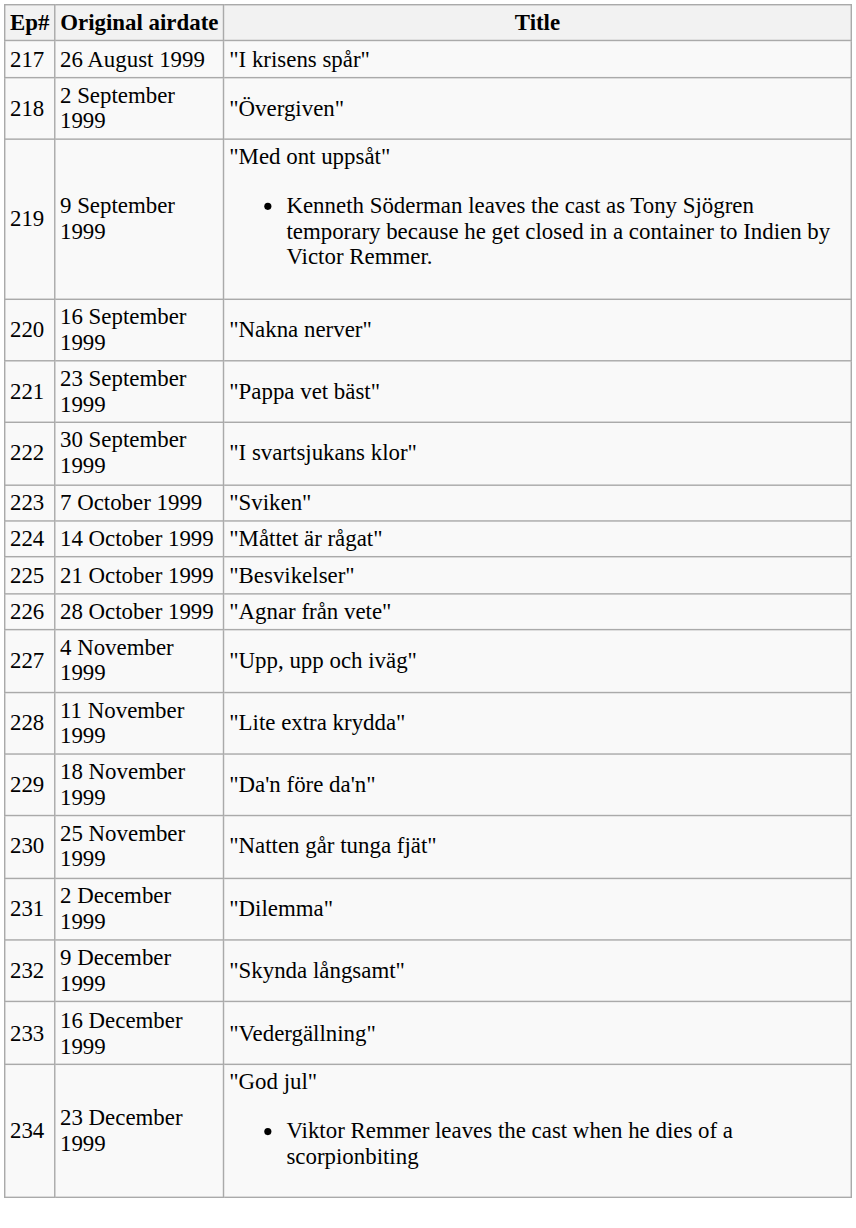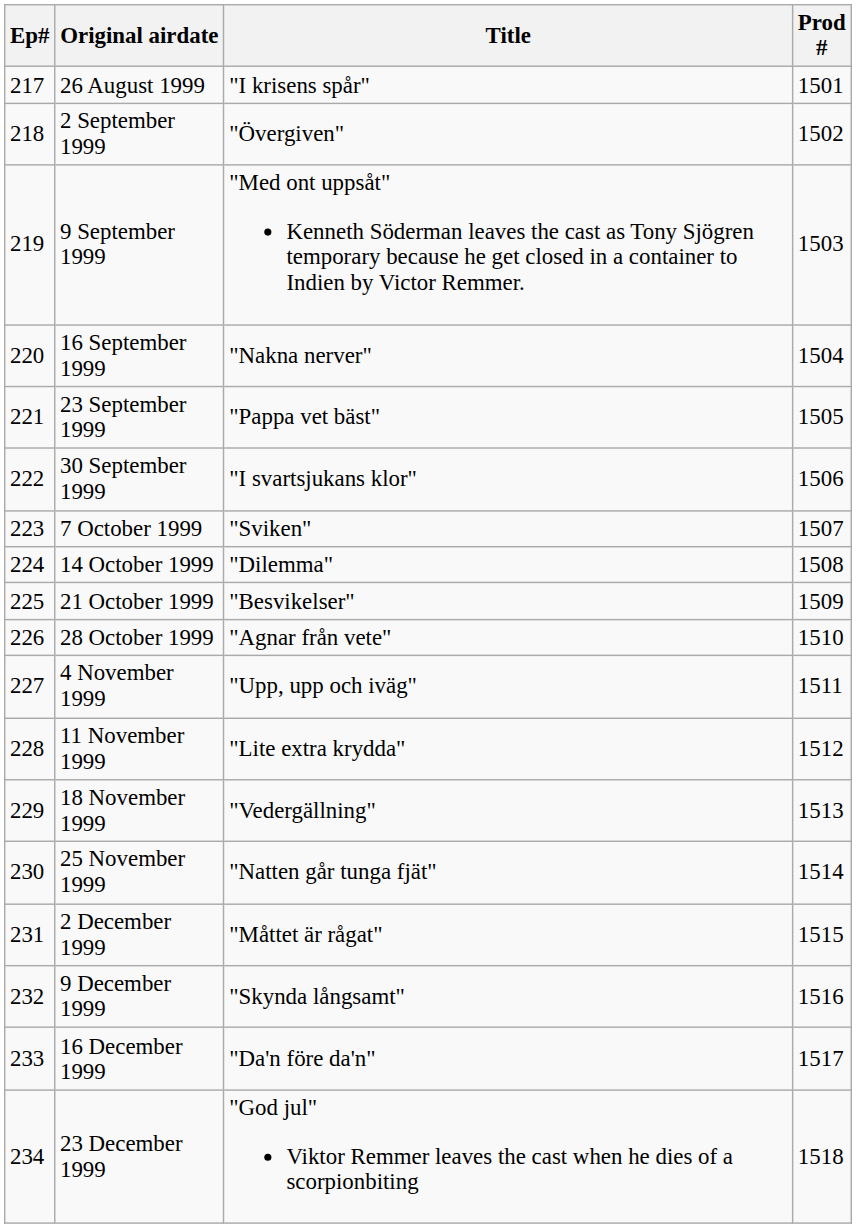+ column: (822, 35)
(306, 538) "Måttet är rågat" -> (281, 564) "Dilemma"
(302, 784) "Da'n före da'n" -> (303, 810) "Vedergällning"
(281, 908) "Dilemma" -> (306, 934) "Måttet är rågat"
(303, 1032) "Vedergällning" -> (302, 1058) "Da'n före da'n"
